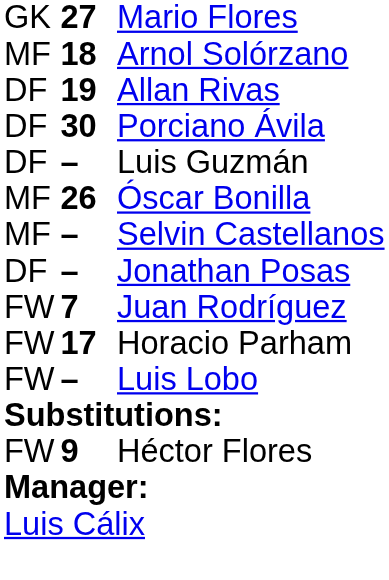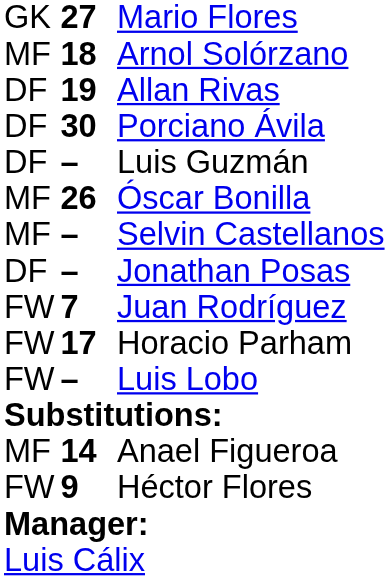+ row: (227, 451)
